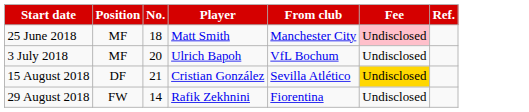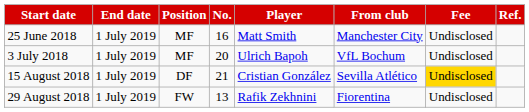+ column: (126, 14)
(156, 35) 18 -> (222, 35) 16
(394, 35) pink background -> (461, 35) no background
(156, 96) 14 -> (222, 96) 13
